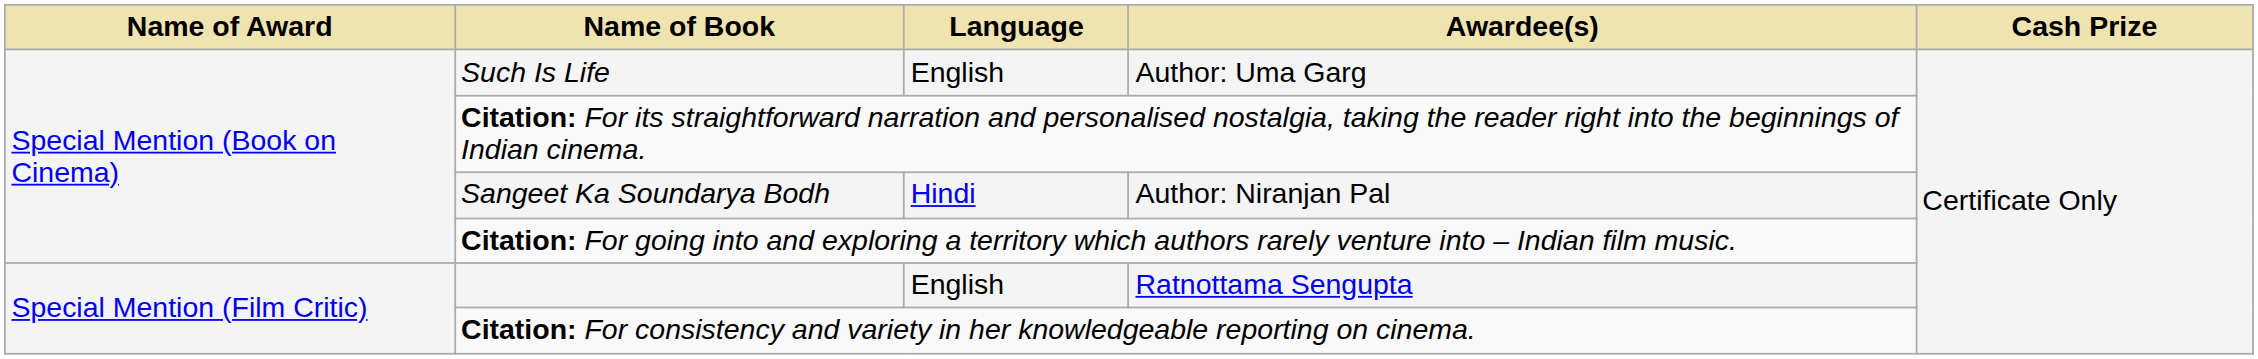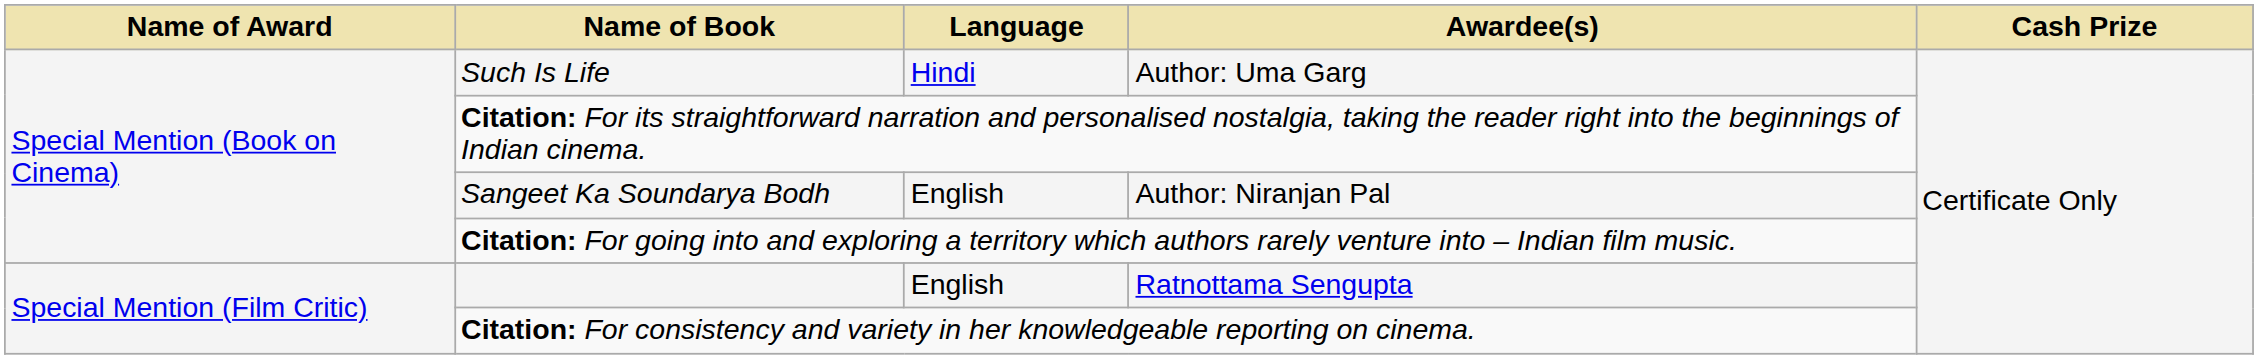(957, 72) English -> (943, 72) Hindi
(943, 194) Hindi -> (957, 194) English
